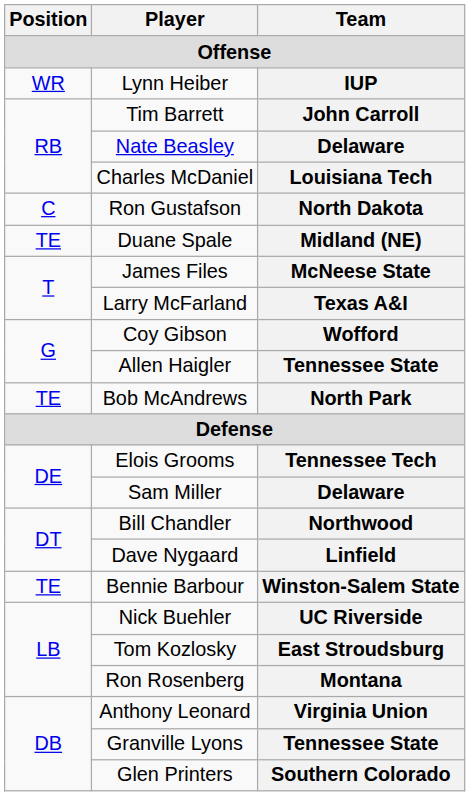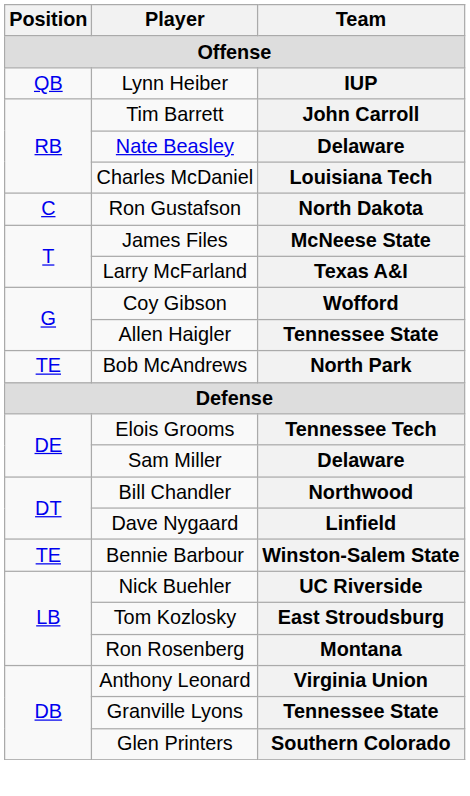(48, 83) WR -> (48, 83) QB
- row: (175, 240)
